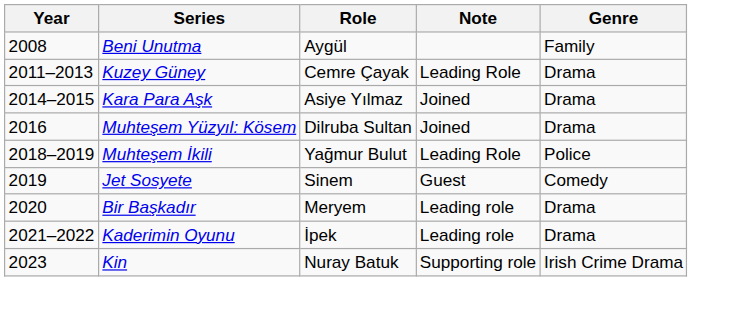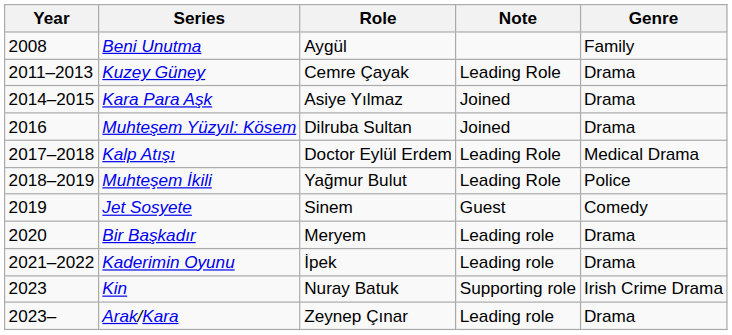+ row: (139, 154)
+ row: (140, 316)
